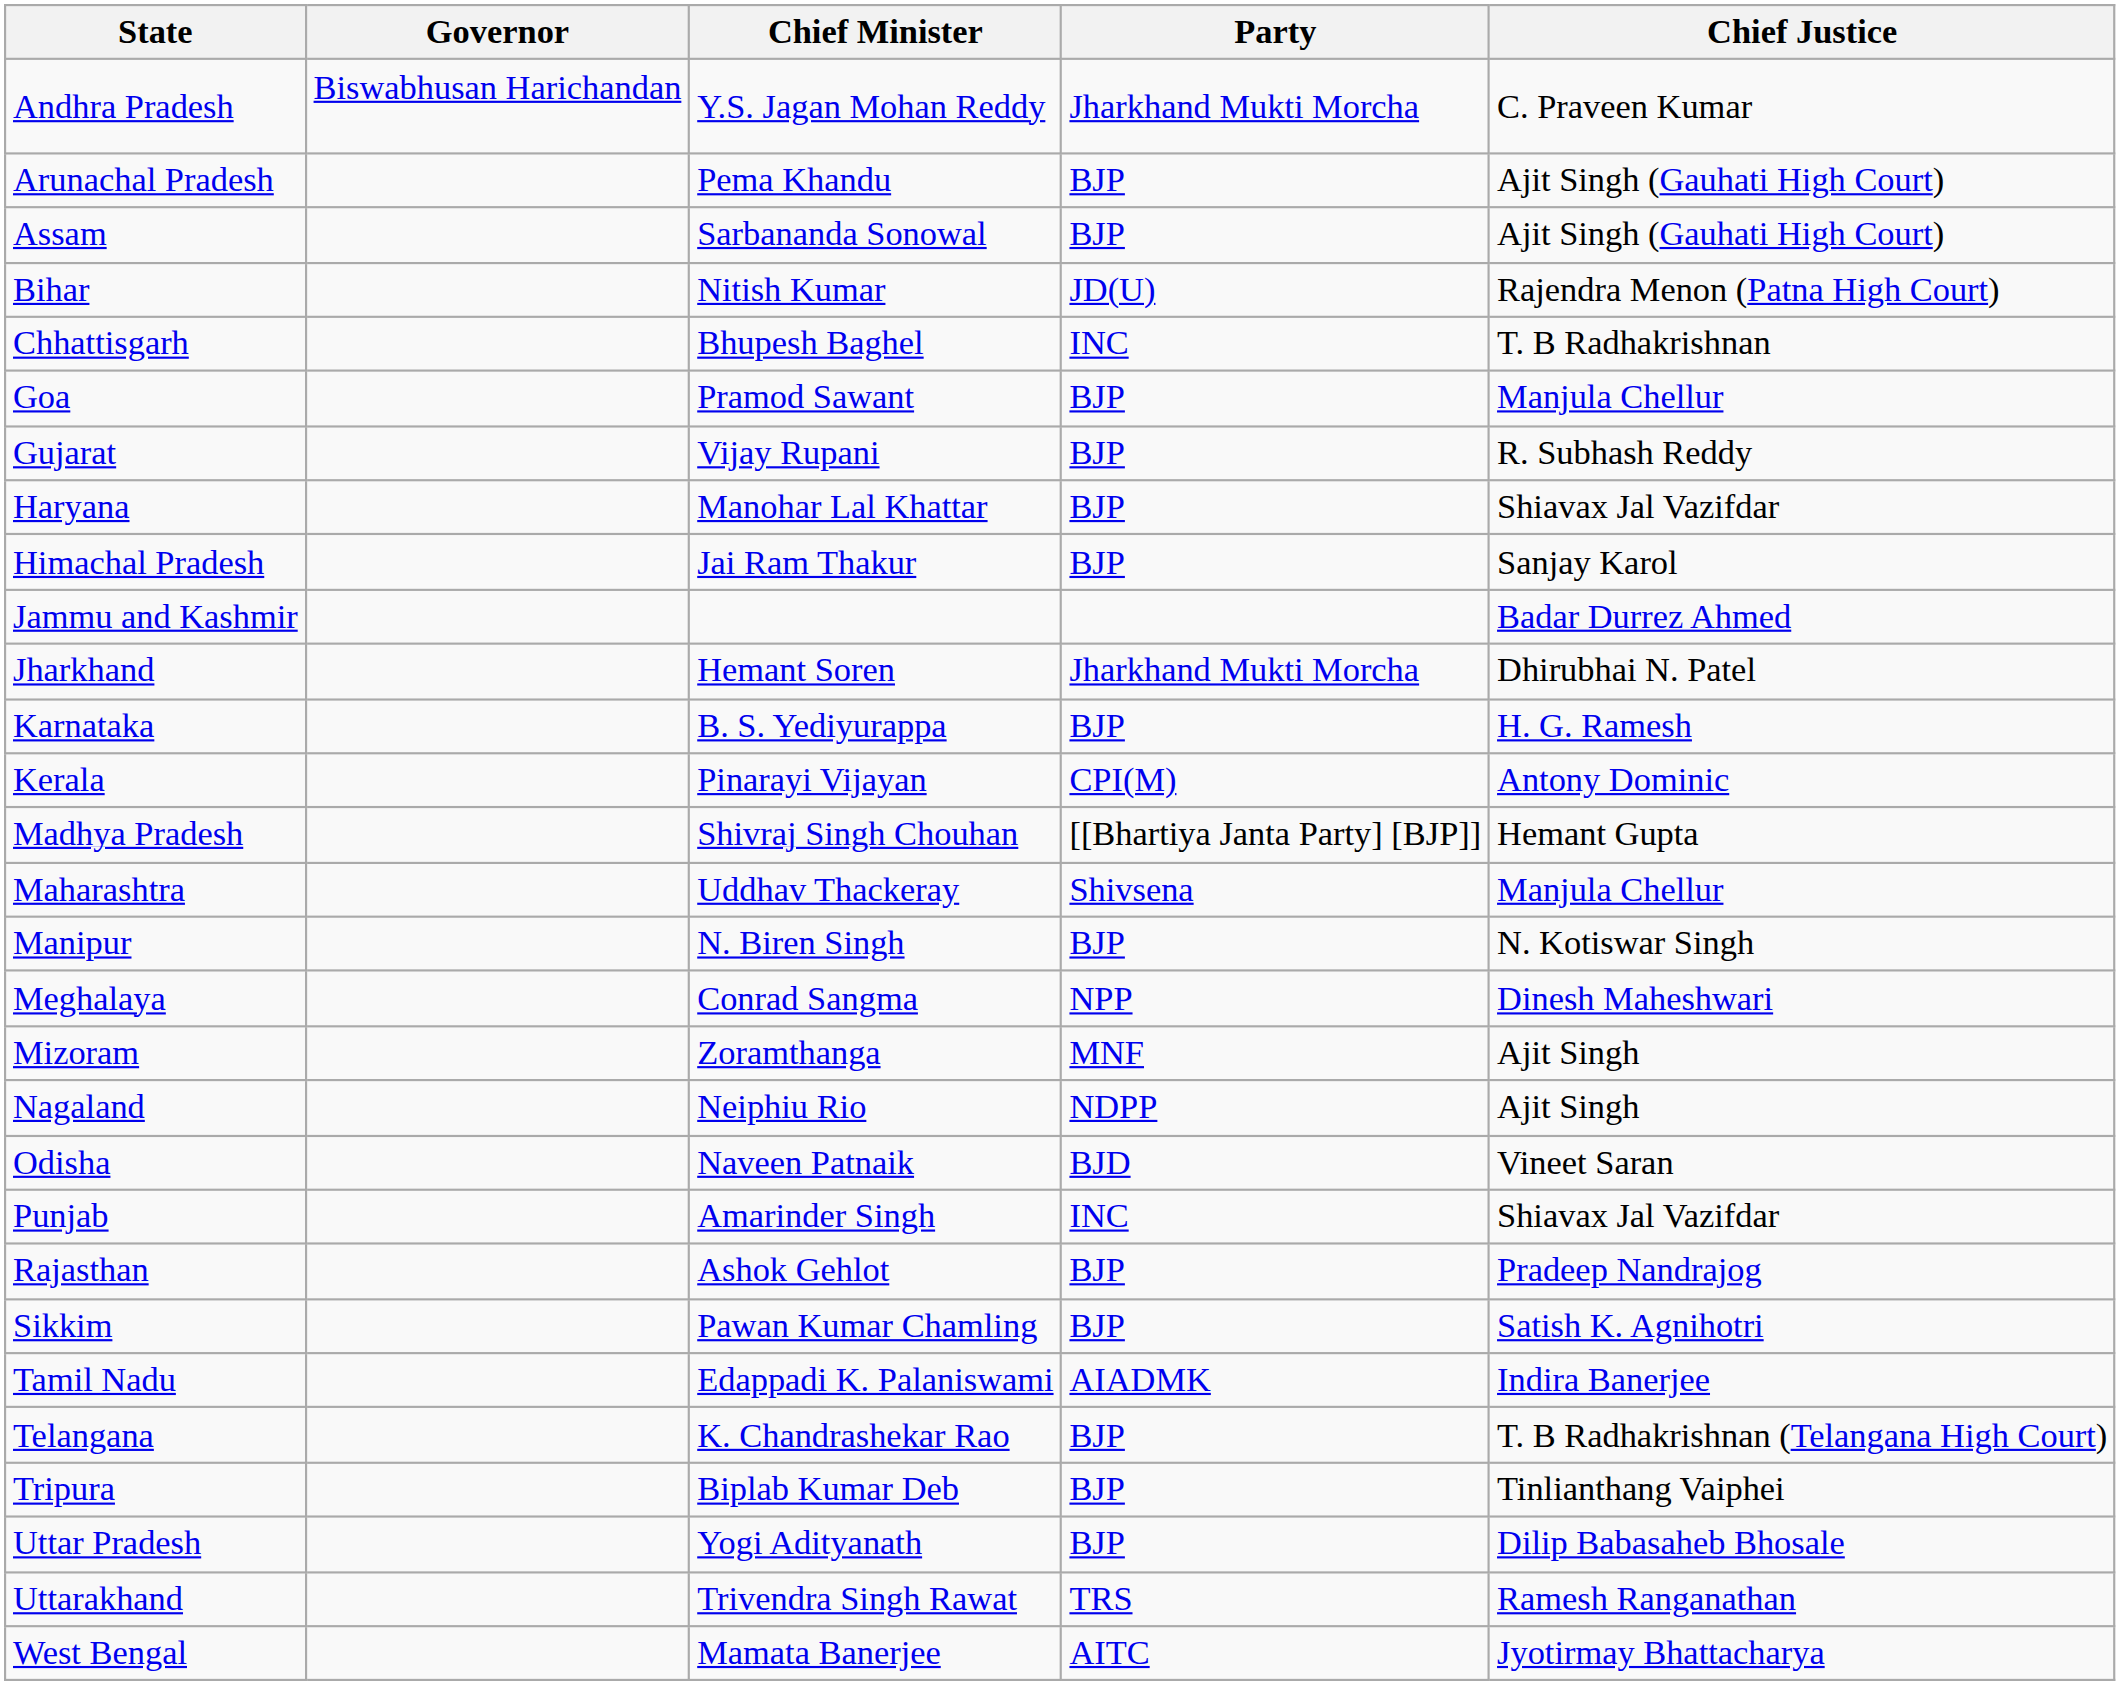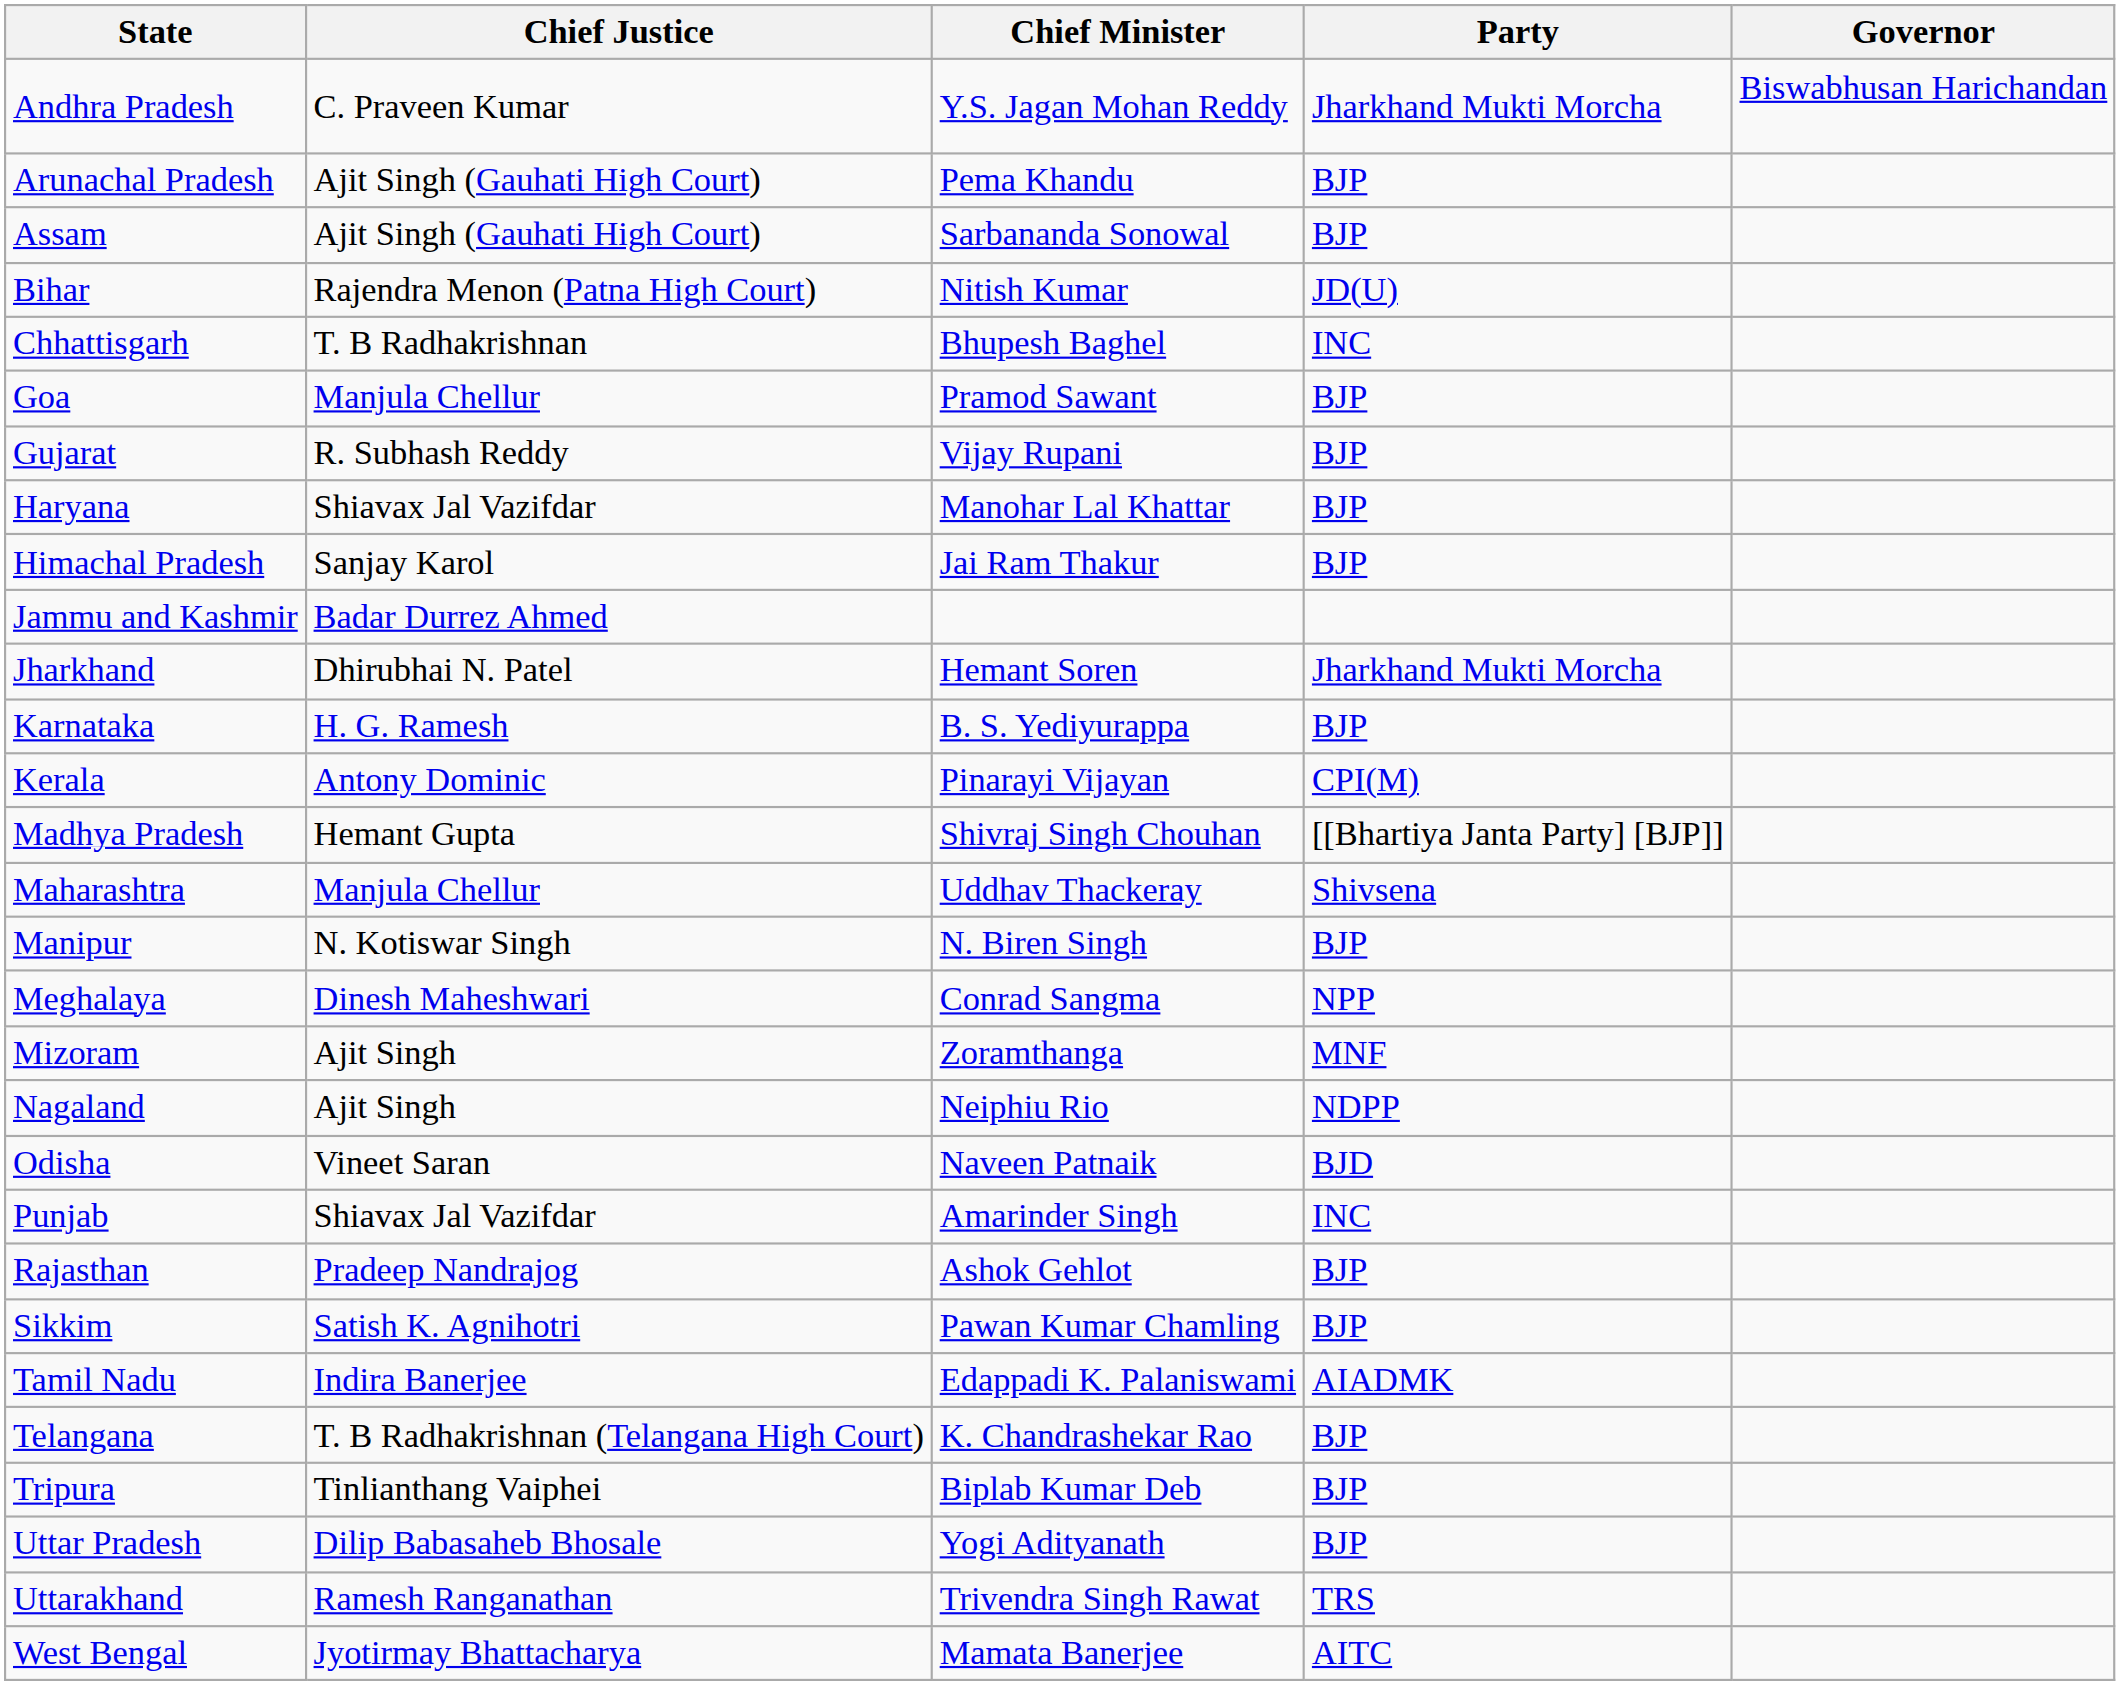columns swapped: (497, 31) <-> (1802, 31)
